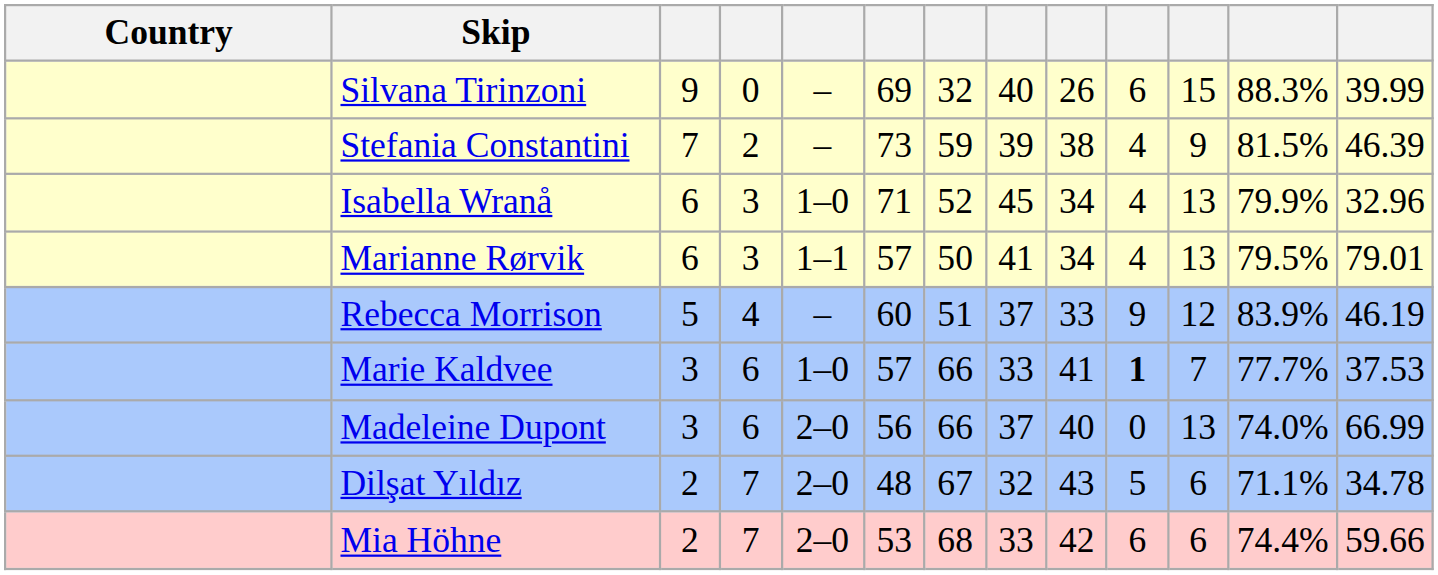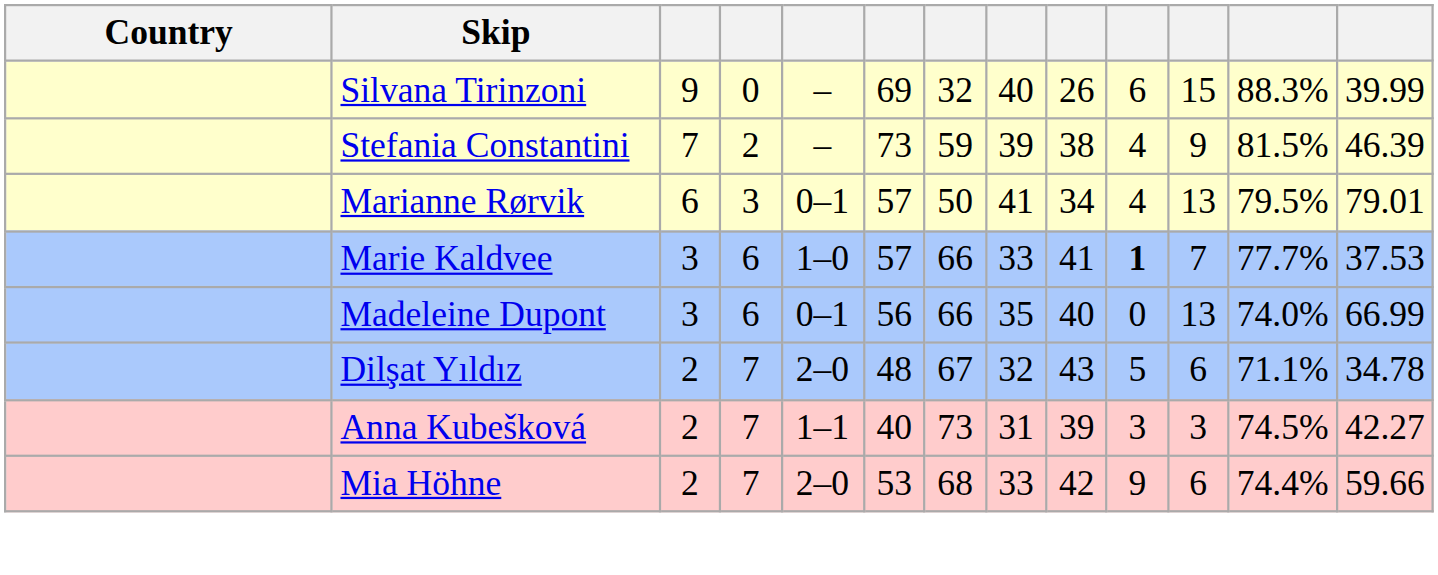- row: (446, 201)
(822, 257) 1–1 -> (822, 201) 0–1
- row: (471, 314)
(822, 426) 2–0 -> (822, 314) 0–1
(1016, 426) 37 -> (1016, 314) 35
+ row: (463, 426)
(1137, 539) 6 -> (1137, 483) 9
